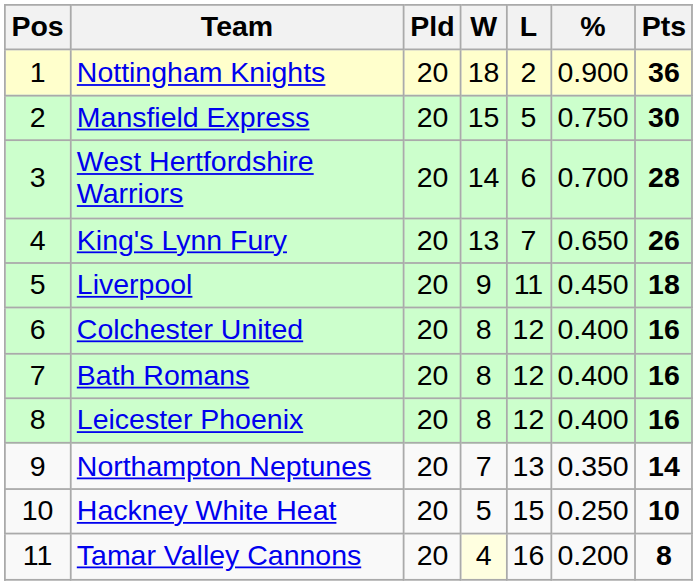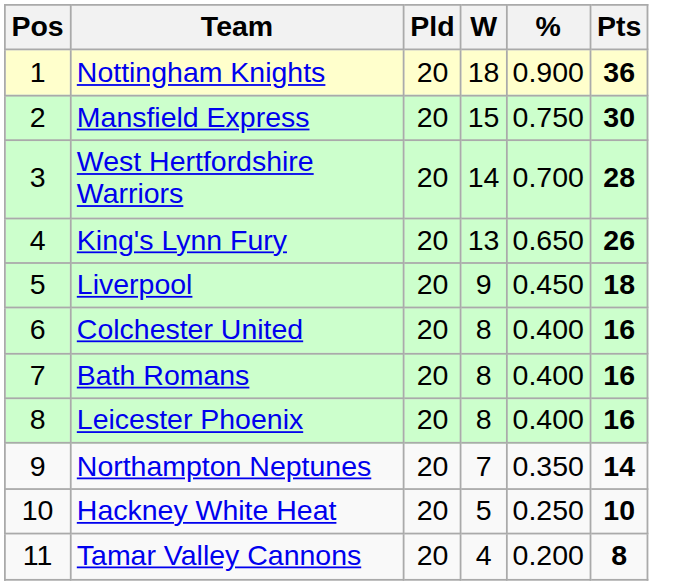- column: (528, 27)
(484, 555) lightyellow background -> (484, 555) no background
